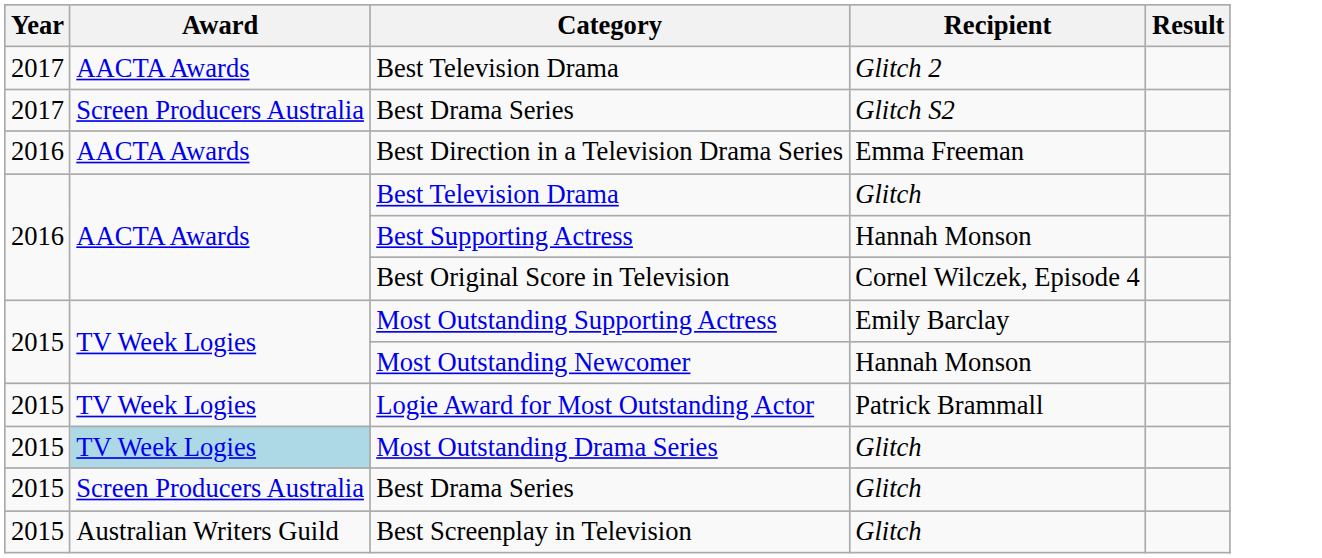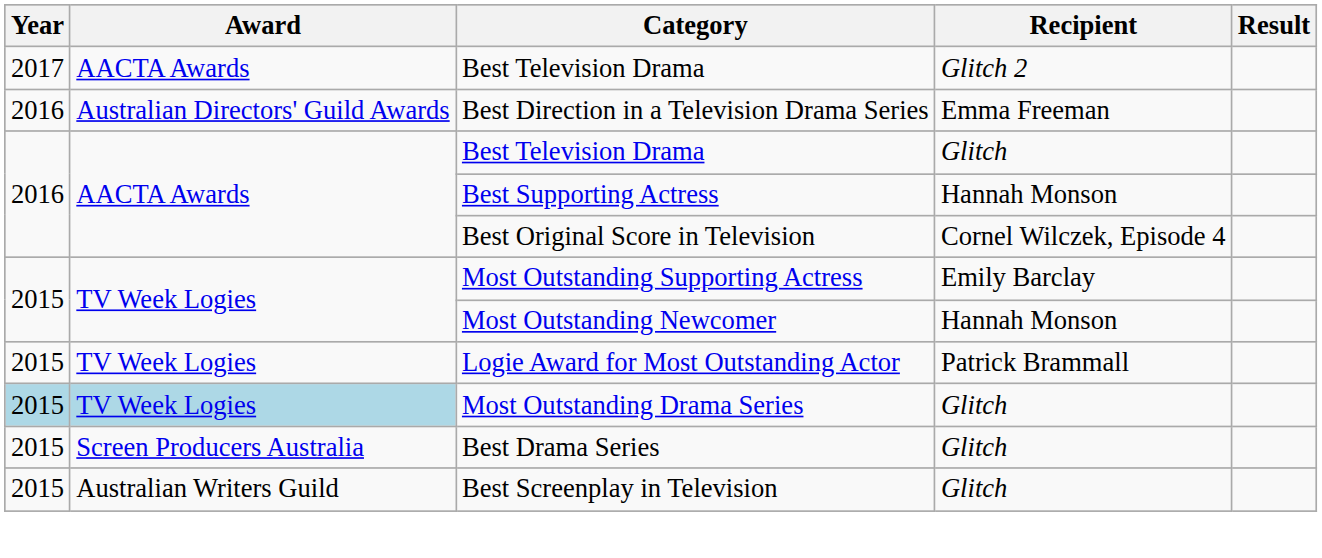- row: (475, 109)
(163, 151) AACTA Awards -> (263, 109) Australian Directors' Guild Awards
(38, 446) no background -> (38, 404) lightblue background
